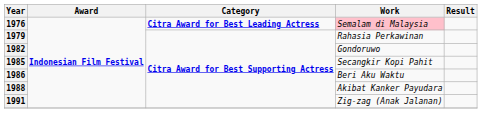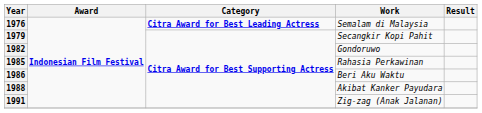(383, 24) pink background -> (383, 24) no background
(380, 37) Rahasia Perkawinan -> (385, 37) Secangkir Kopi Pahit
(385, 62) Secangkir Kopi Pahit -> (380, 62) Rahasia Perkawinan
